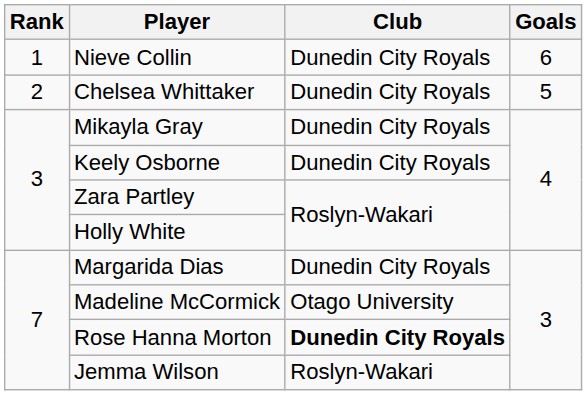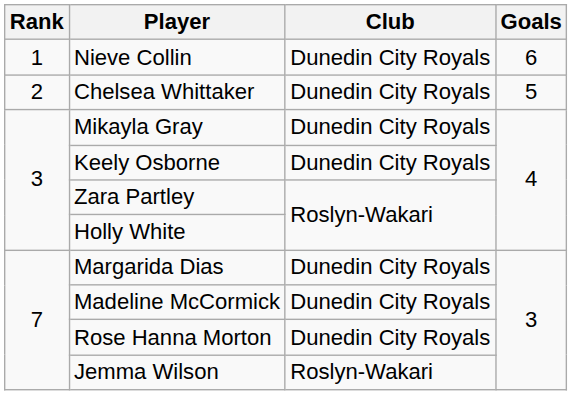(372, 302) Otago University -> (390, 302) Dunedin City Royals
(398, 337) bold -> (390, 337) normal
